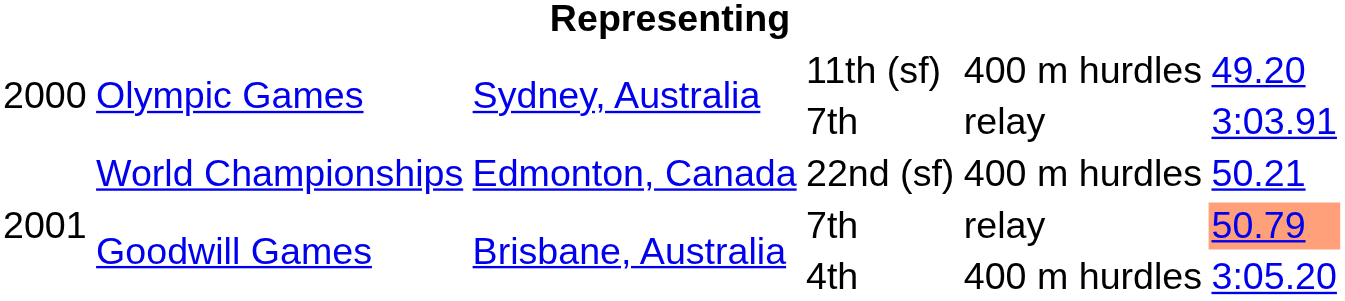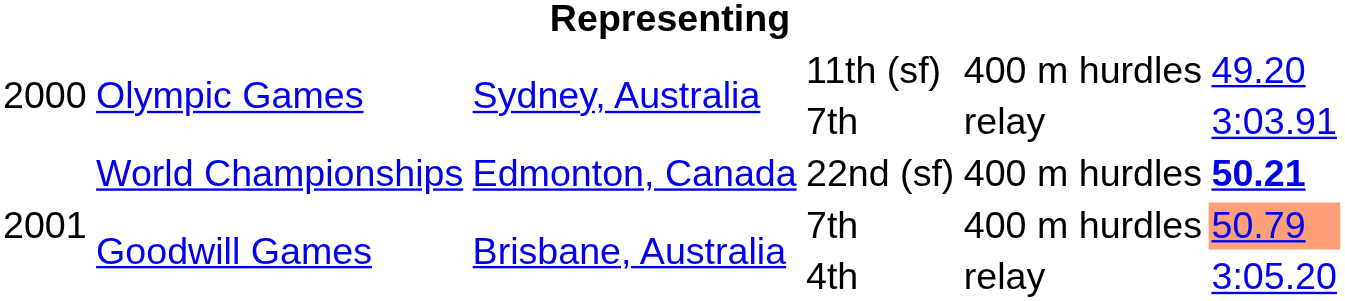(1259, 173) normal -> (1259, 173) bold
(1005, 225) relay -> (1083, 225) 400 m hurdles
(1083, 277) 400 m hurdles -> (1005, 277) relay
